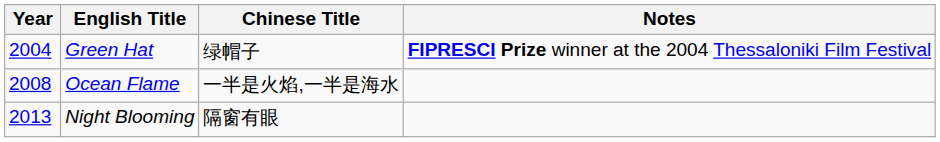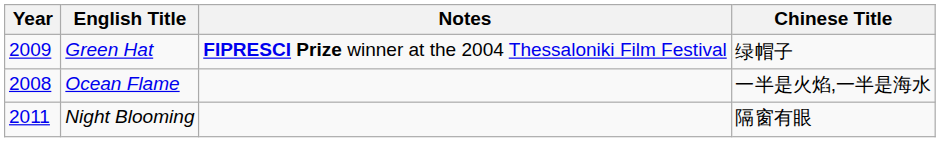columns swapped: (301, 19) <-> (669, 19)
(30, 49) 2004 -> (30, 49) 2009
(30, 117) 2013 -> (29, 117) 2011
